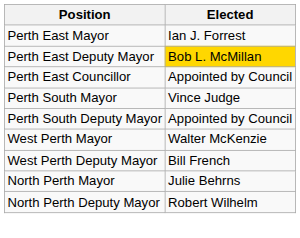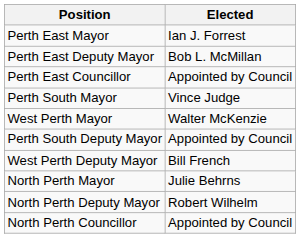(215, 56) gold background -> (215, 56) no background
rows swapped: (85, 118) <-> (60, 139)
+ row: (72, 222)
